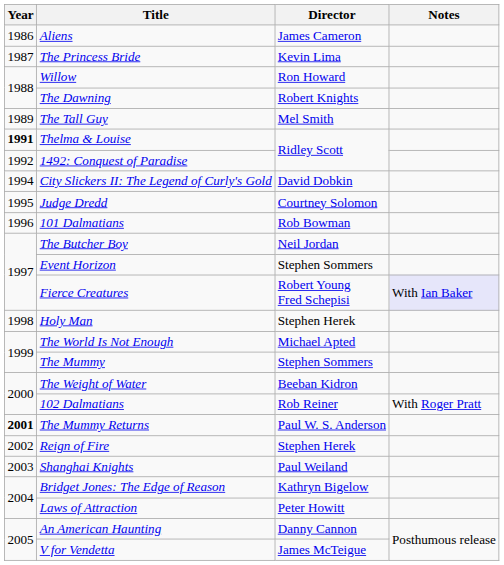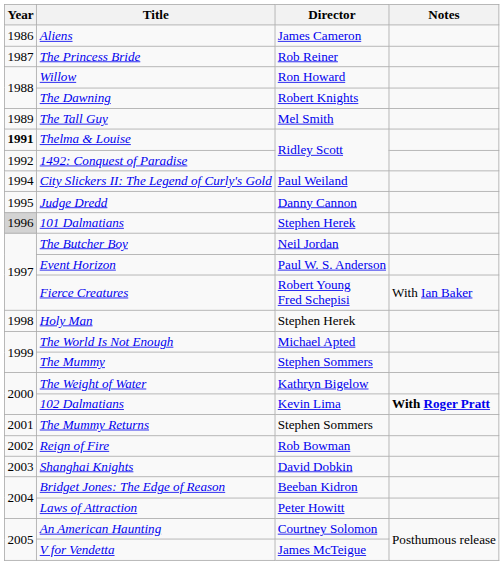(309, 56) Kevin Lima -> (308, 56) Rob Reiner
(315, 181) David Dobkin -> (313, 181) Paul Weiland
(328, 202) Courtney Solomon -> (317, 202) Danny Cannon
(21, 222) no background -> (21, 222) lightgrey background
(314, 222) Rob Bowman -> (317, 222) Stephen Herek
(325, 264) Stephen Sommers -> (332, 264) Paul W. S. Anderson
(432, 292) lavender background -> (432, 292) no background
(318, 383) Beeban Kidron -> (323, 383) Kathryn Bigelow
(308, 404) Rob Reiner -> (309, 404) Kevin Lima
(437, 404) normal -> (441, 404) bold
(21, 425) bold -> (21, 425) normal
(332, 425) Paul W. S. Anderson -> (325, 425) Stephen Sommers
(317, 445) Stephen Herek -> (314, 445) Rob Bowman
(313, 466) Paul Weiland -> (315, 466) David Dobkin
(323, 487) Kathryn Bigelow -> (318, 487) Beeban Kidron
(317, 529) Danny Cannon -> (328, 529) Courtney Solomon
